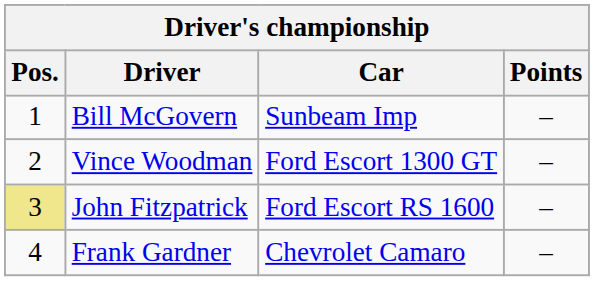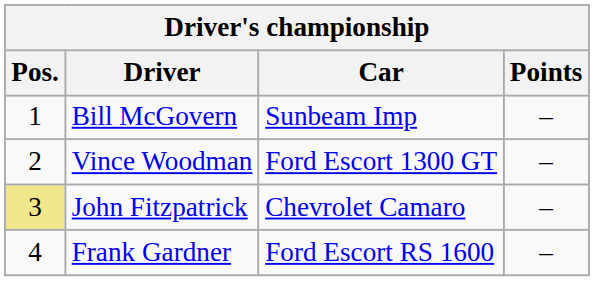(380, 206) Ford Escort RS 1600 -> (365, 206) Chevrolet Camaro
(365, 251) Chevrolet Camaro -> (380, 251) Ford Escort RS 1600
